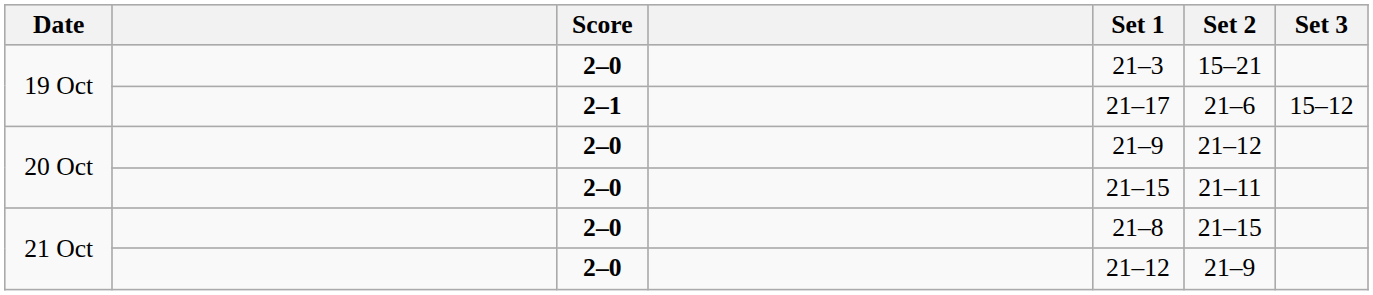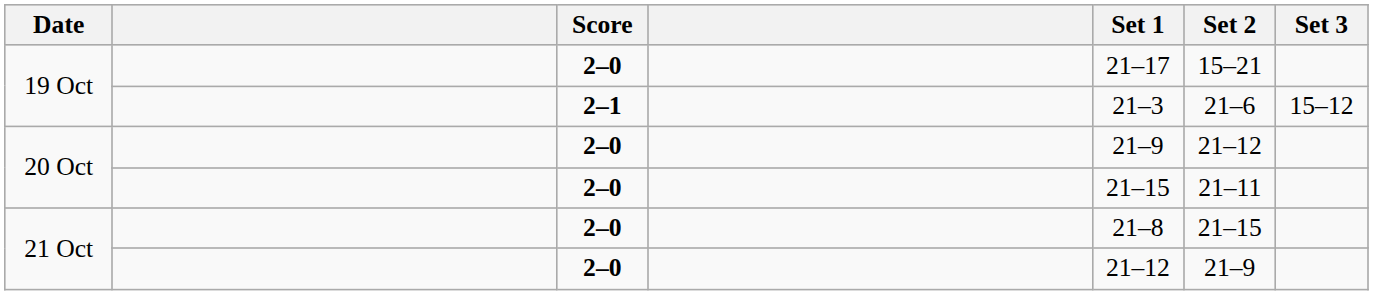(1138, 65) 21–3 -> (1138, 65) 21–17
(1138, 106) 21–17 -> (1138, 106) 21–3
